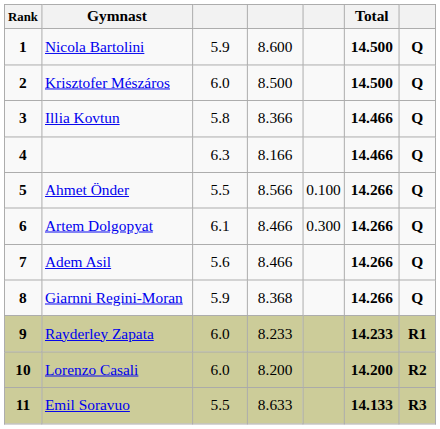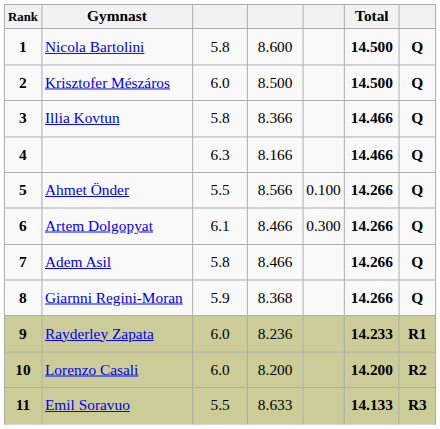(220, 46) 5.9 -> (220, 46) 5.8
(220, 262) 5.6 -> (220, 262) 5.8
(275, 333) 8.233 -> (275, 333) 8.236
